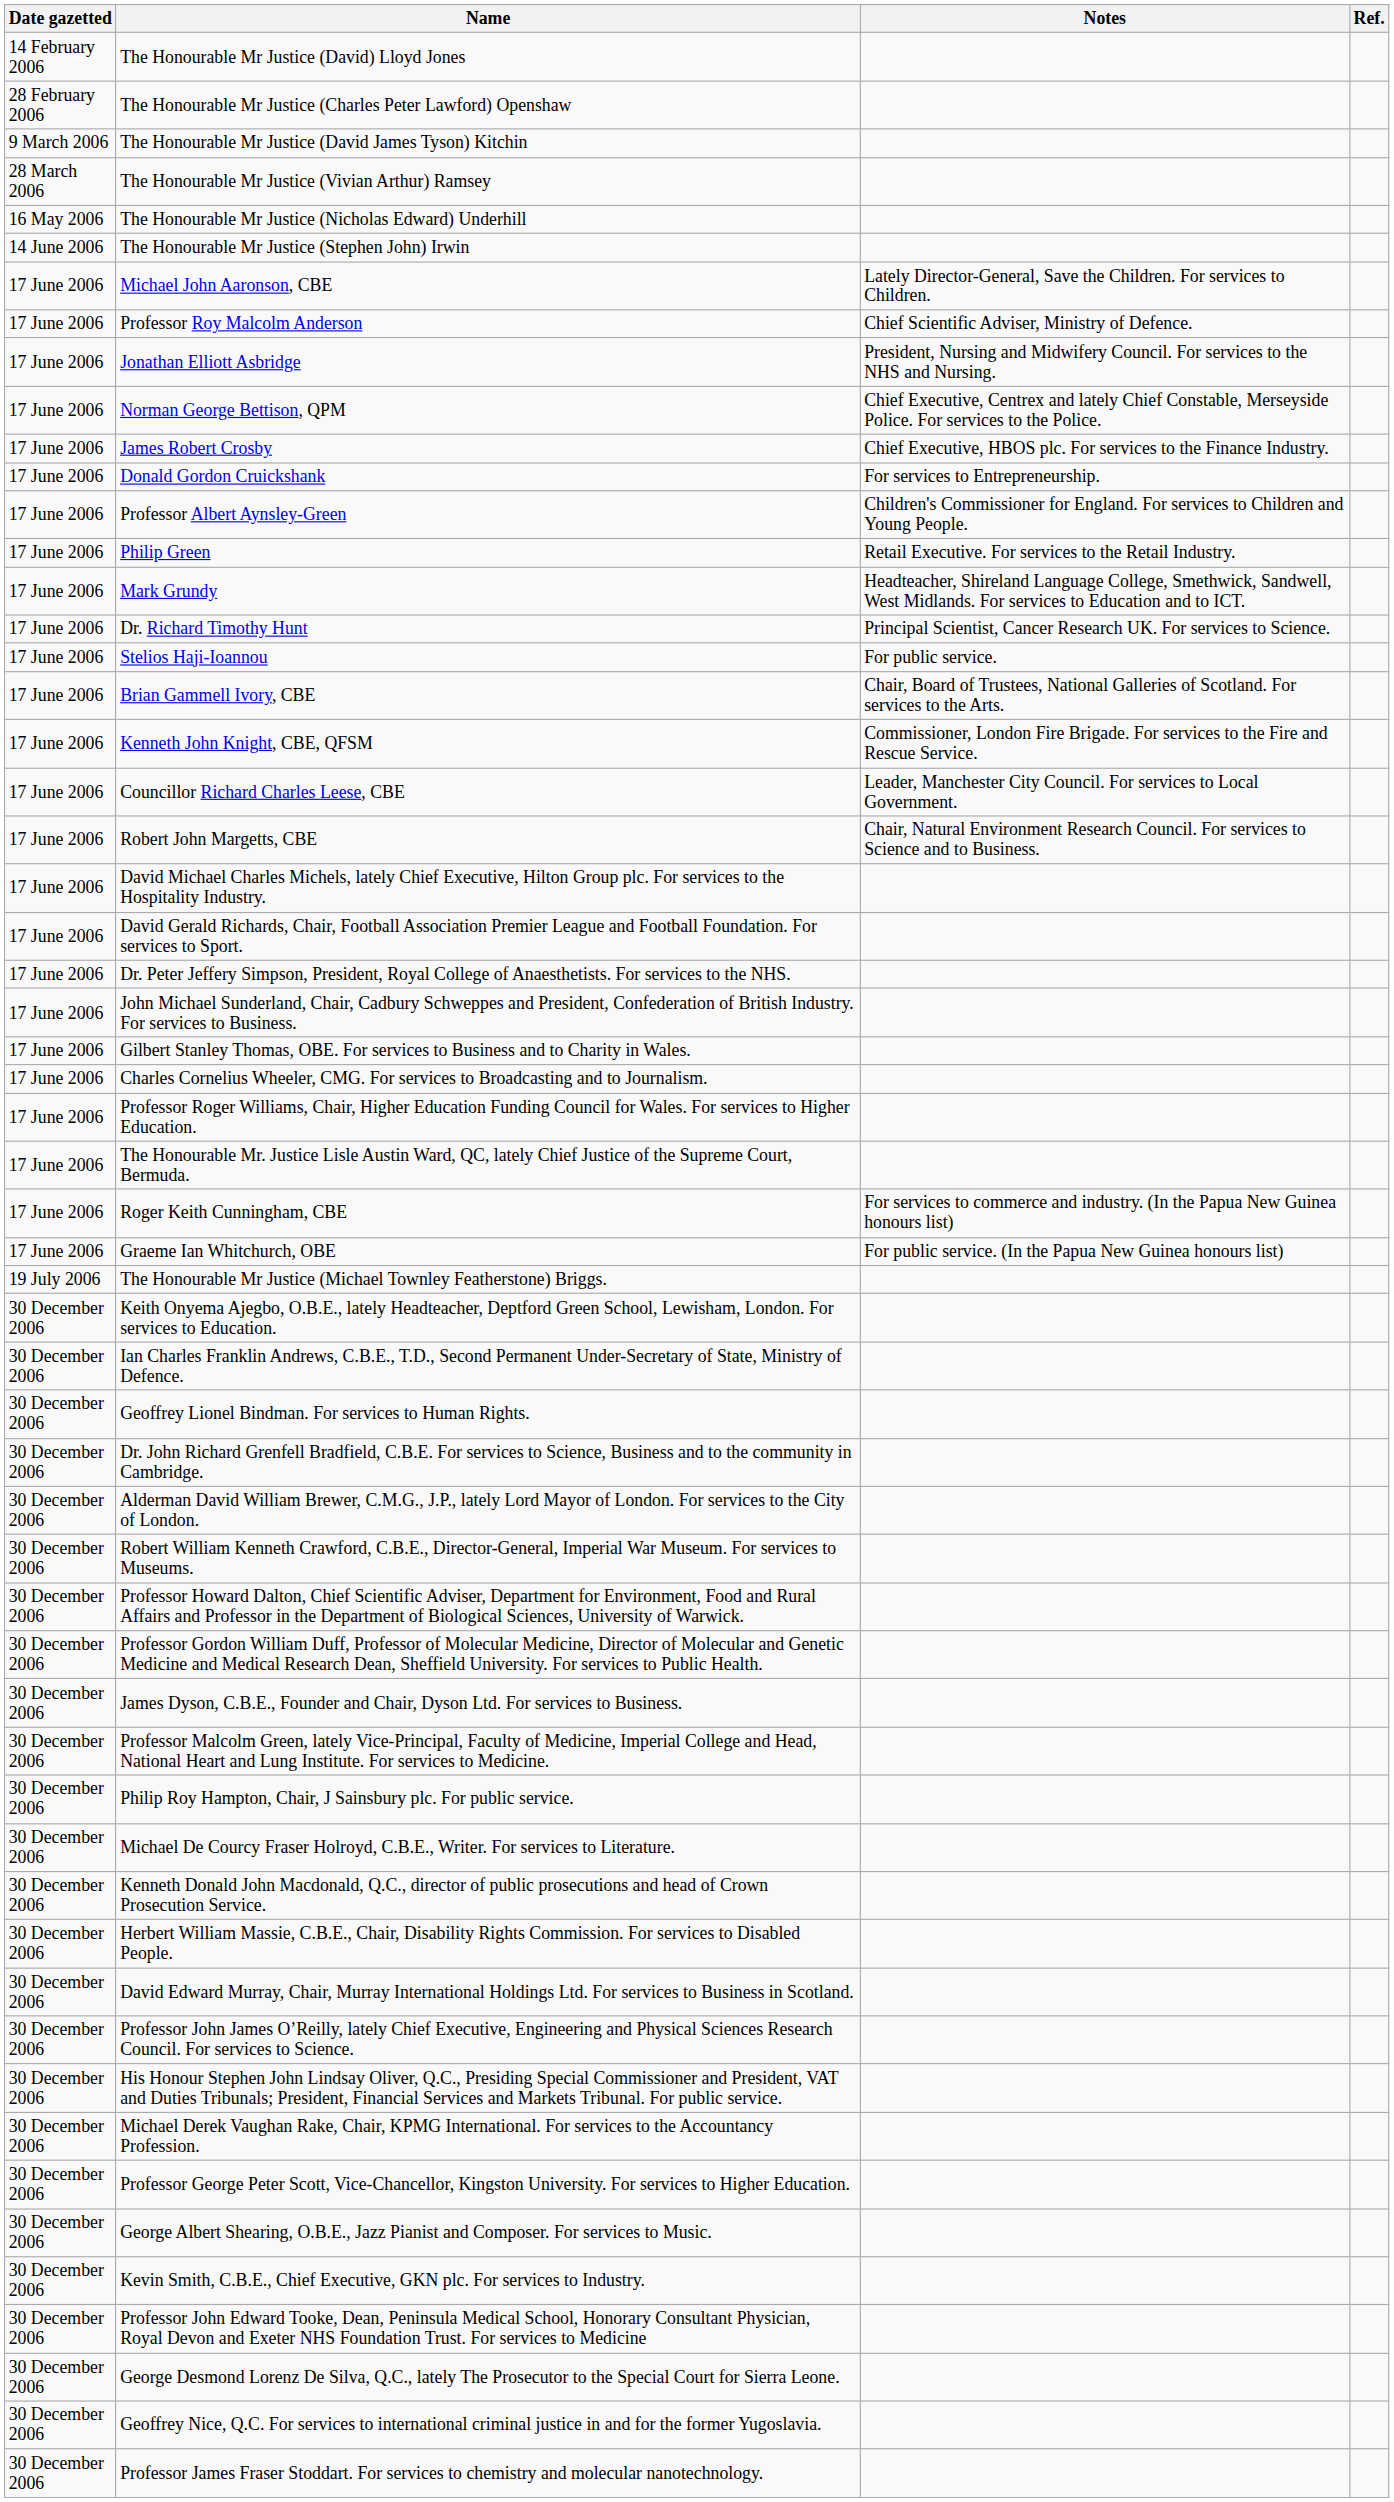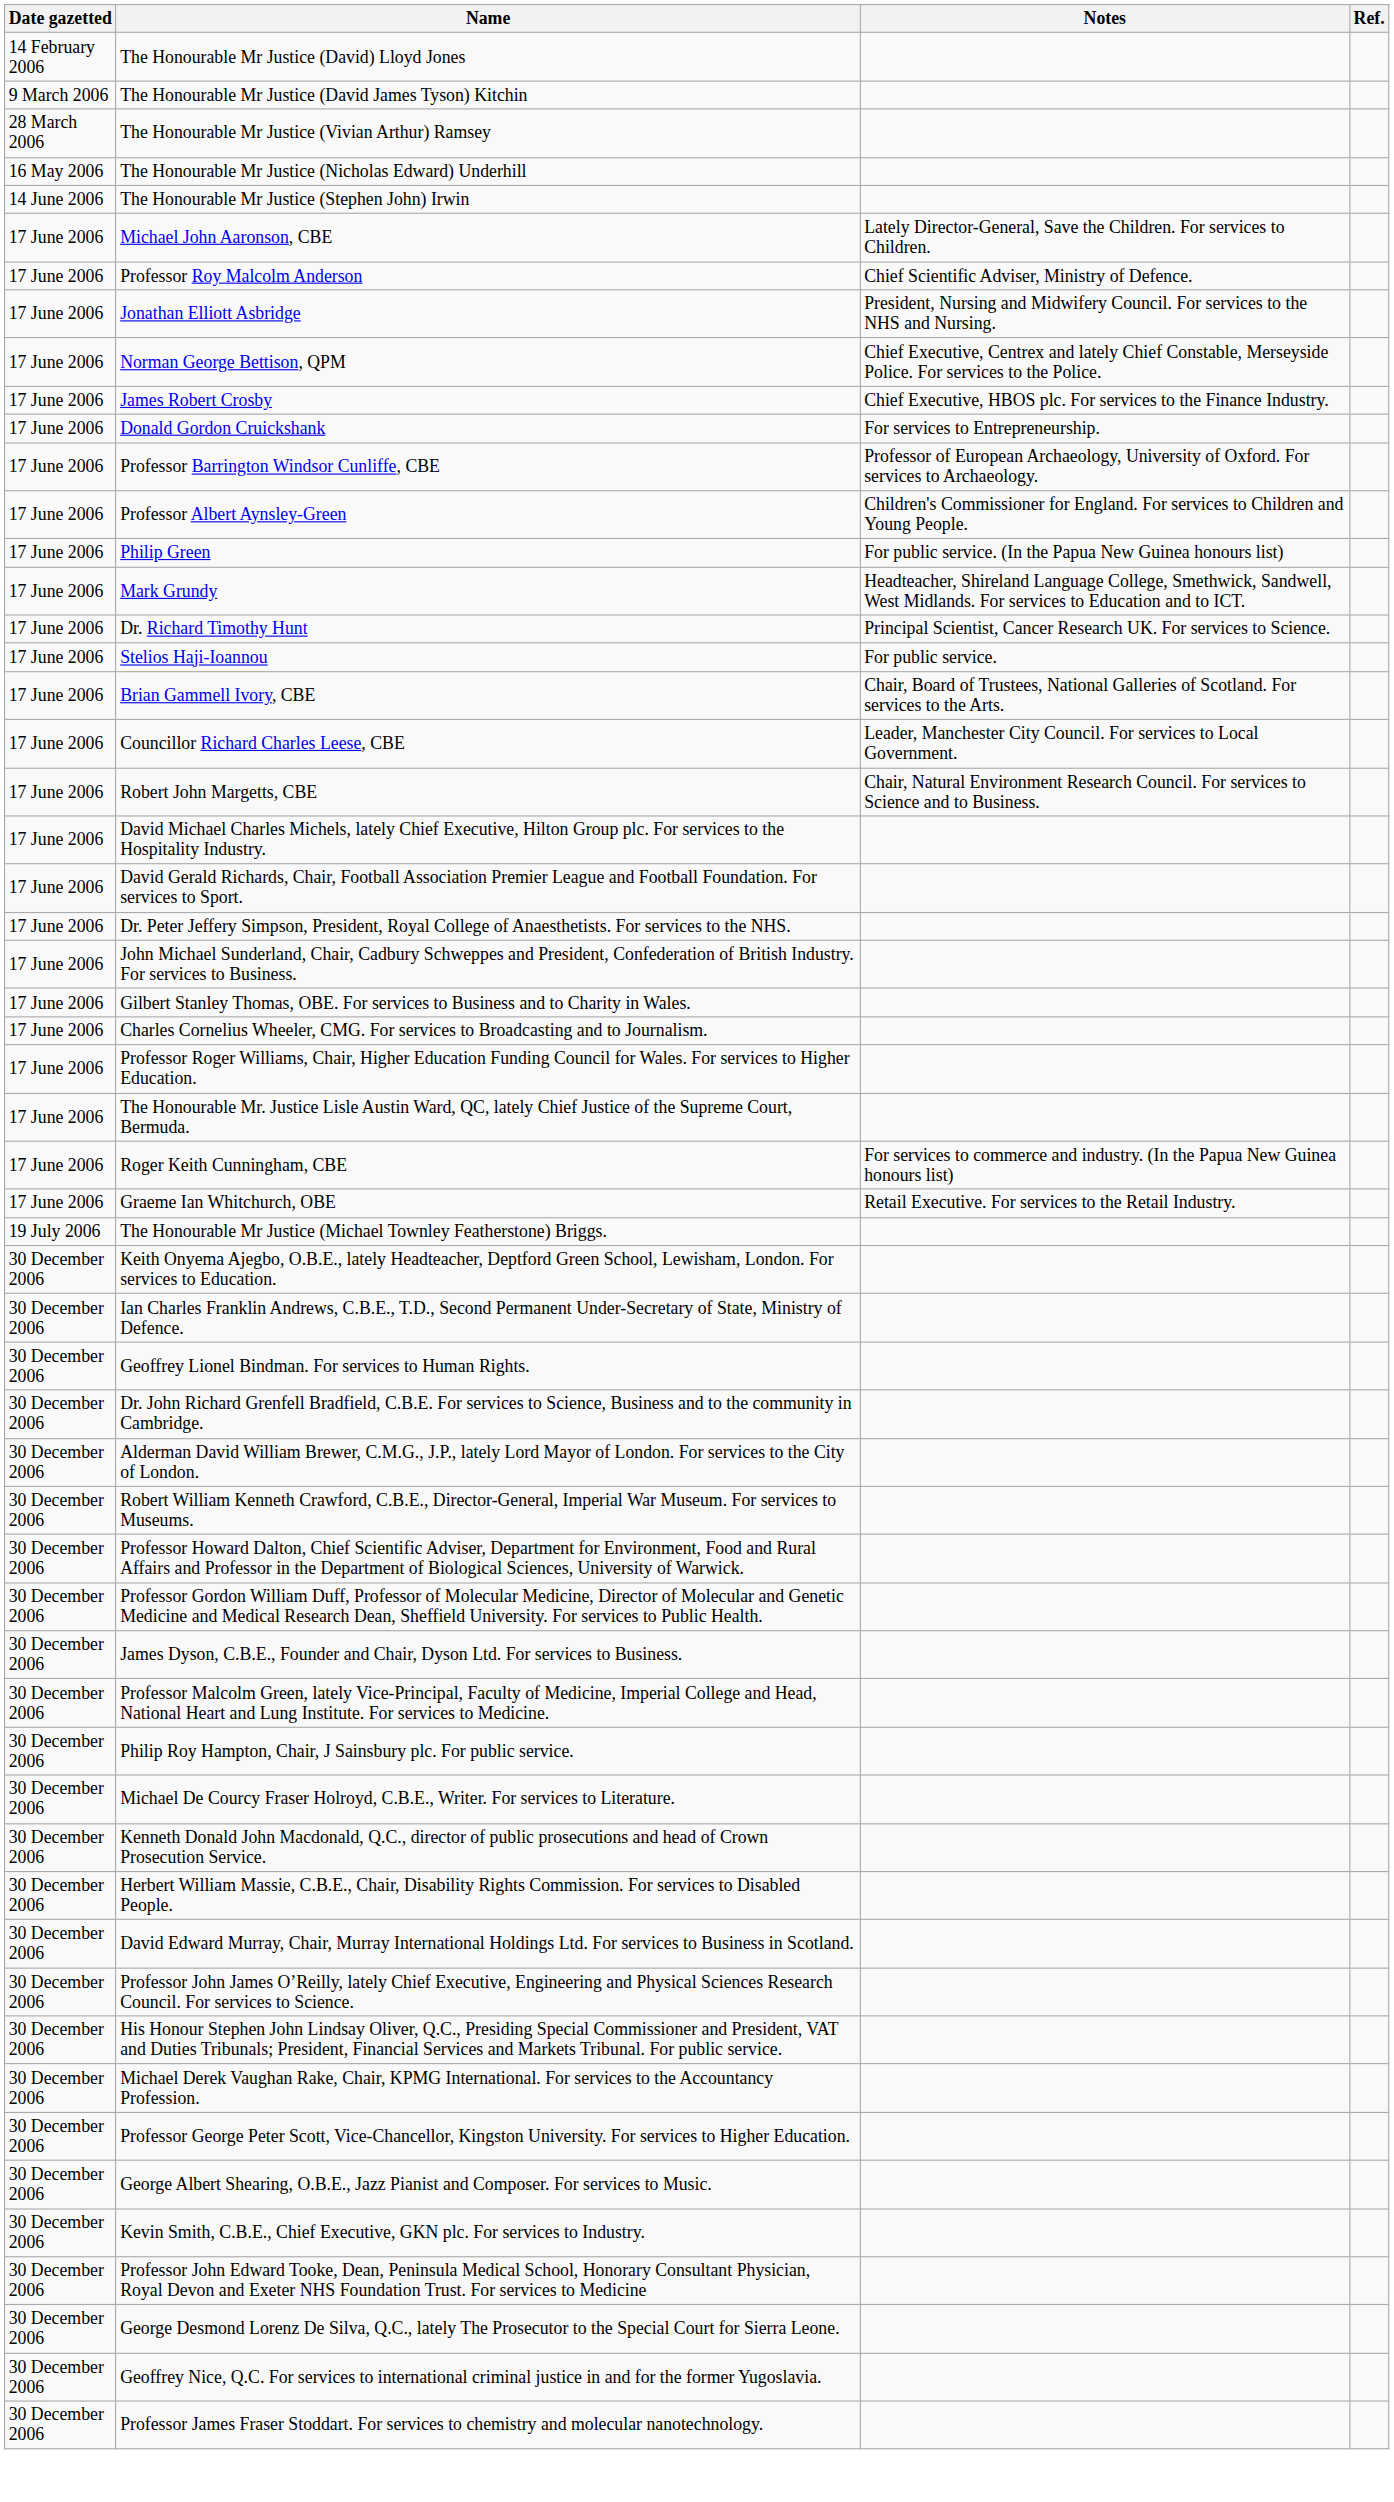- row: (346, 104)
+ row: (280, 466)
(1050, 552) Retail Executive. For services to the Retail Industry. -> (1074, 552) For public service. (In the Papua New Guinea honours list)
- row: (246, 743)
(1074, 1251) For public service. (In the Papua New Guinea honours list) -> (1050, 1203) Retail Executive. For services to the Retail Industry.
